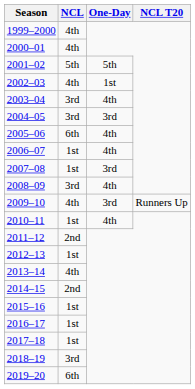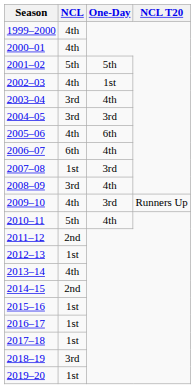(72, 133) 6th -> (72, 133) 4th
(110, 133) 4th -> (110, 133) 6th
(72, 151) 1st -> (72, 151) 6th
(72, 220) 1st -> (72, 220) 5th
(72, 375) 6th -> (72, 375) 1st
